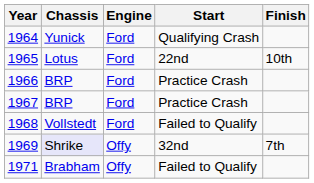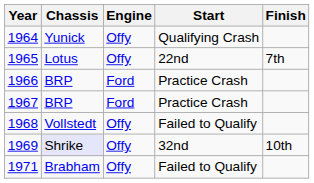(120, 37) Ford -> (119, 37) Offy
(120, 59) Ford -> (119, 59) Offy
(279, 59) 10th -> (275, 59) 7th
(120, 124) Ford -> (119, 124) Offy
(275, 145) 7th -> (279, 145) 10th
